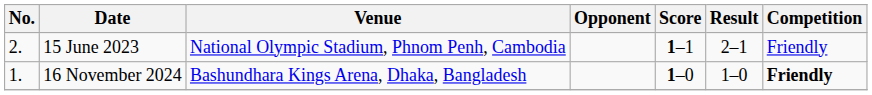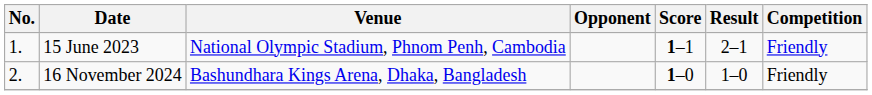(15, 47) 2. -> (15, 47) 1.
(15, 75) 1. -> (15, 75) 2.
(800, 75) bold -> (797, 75) normal
